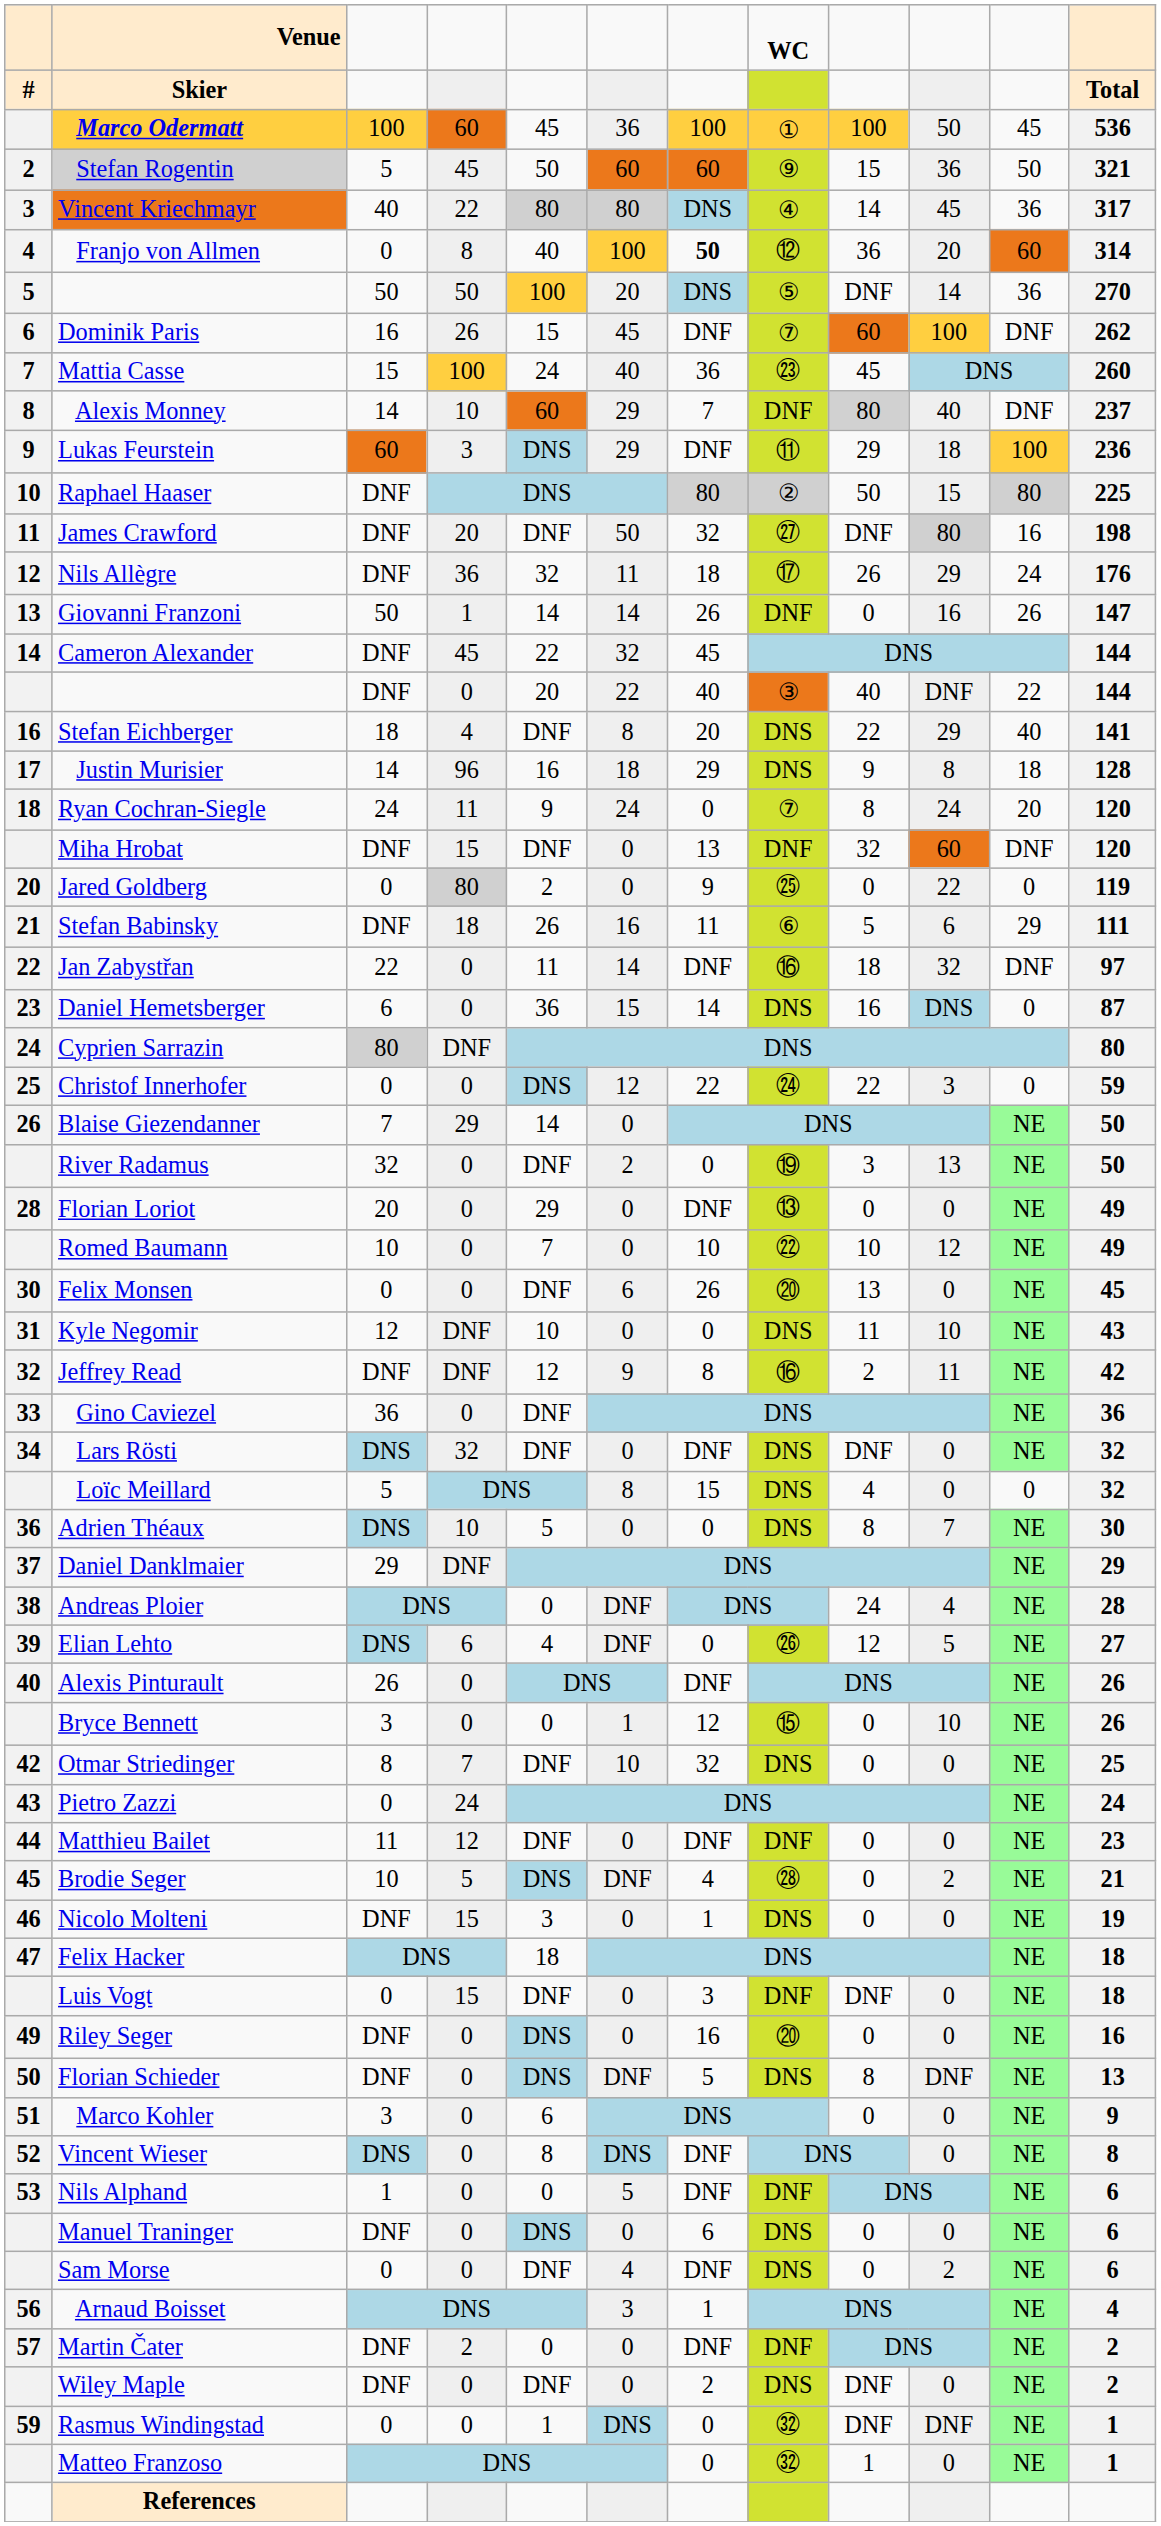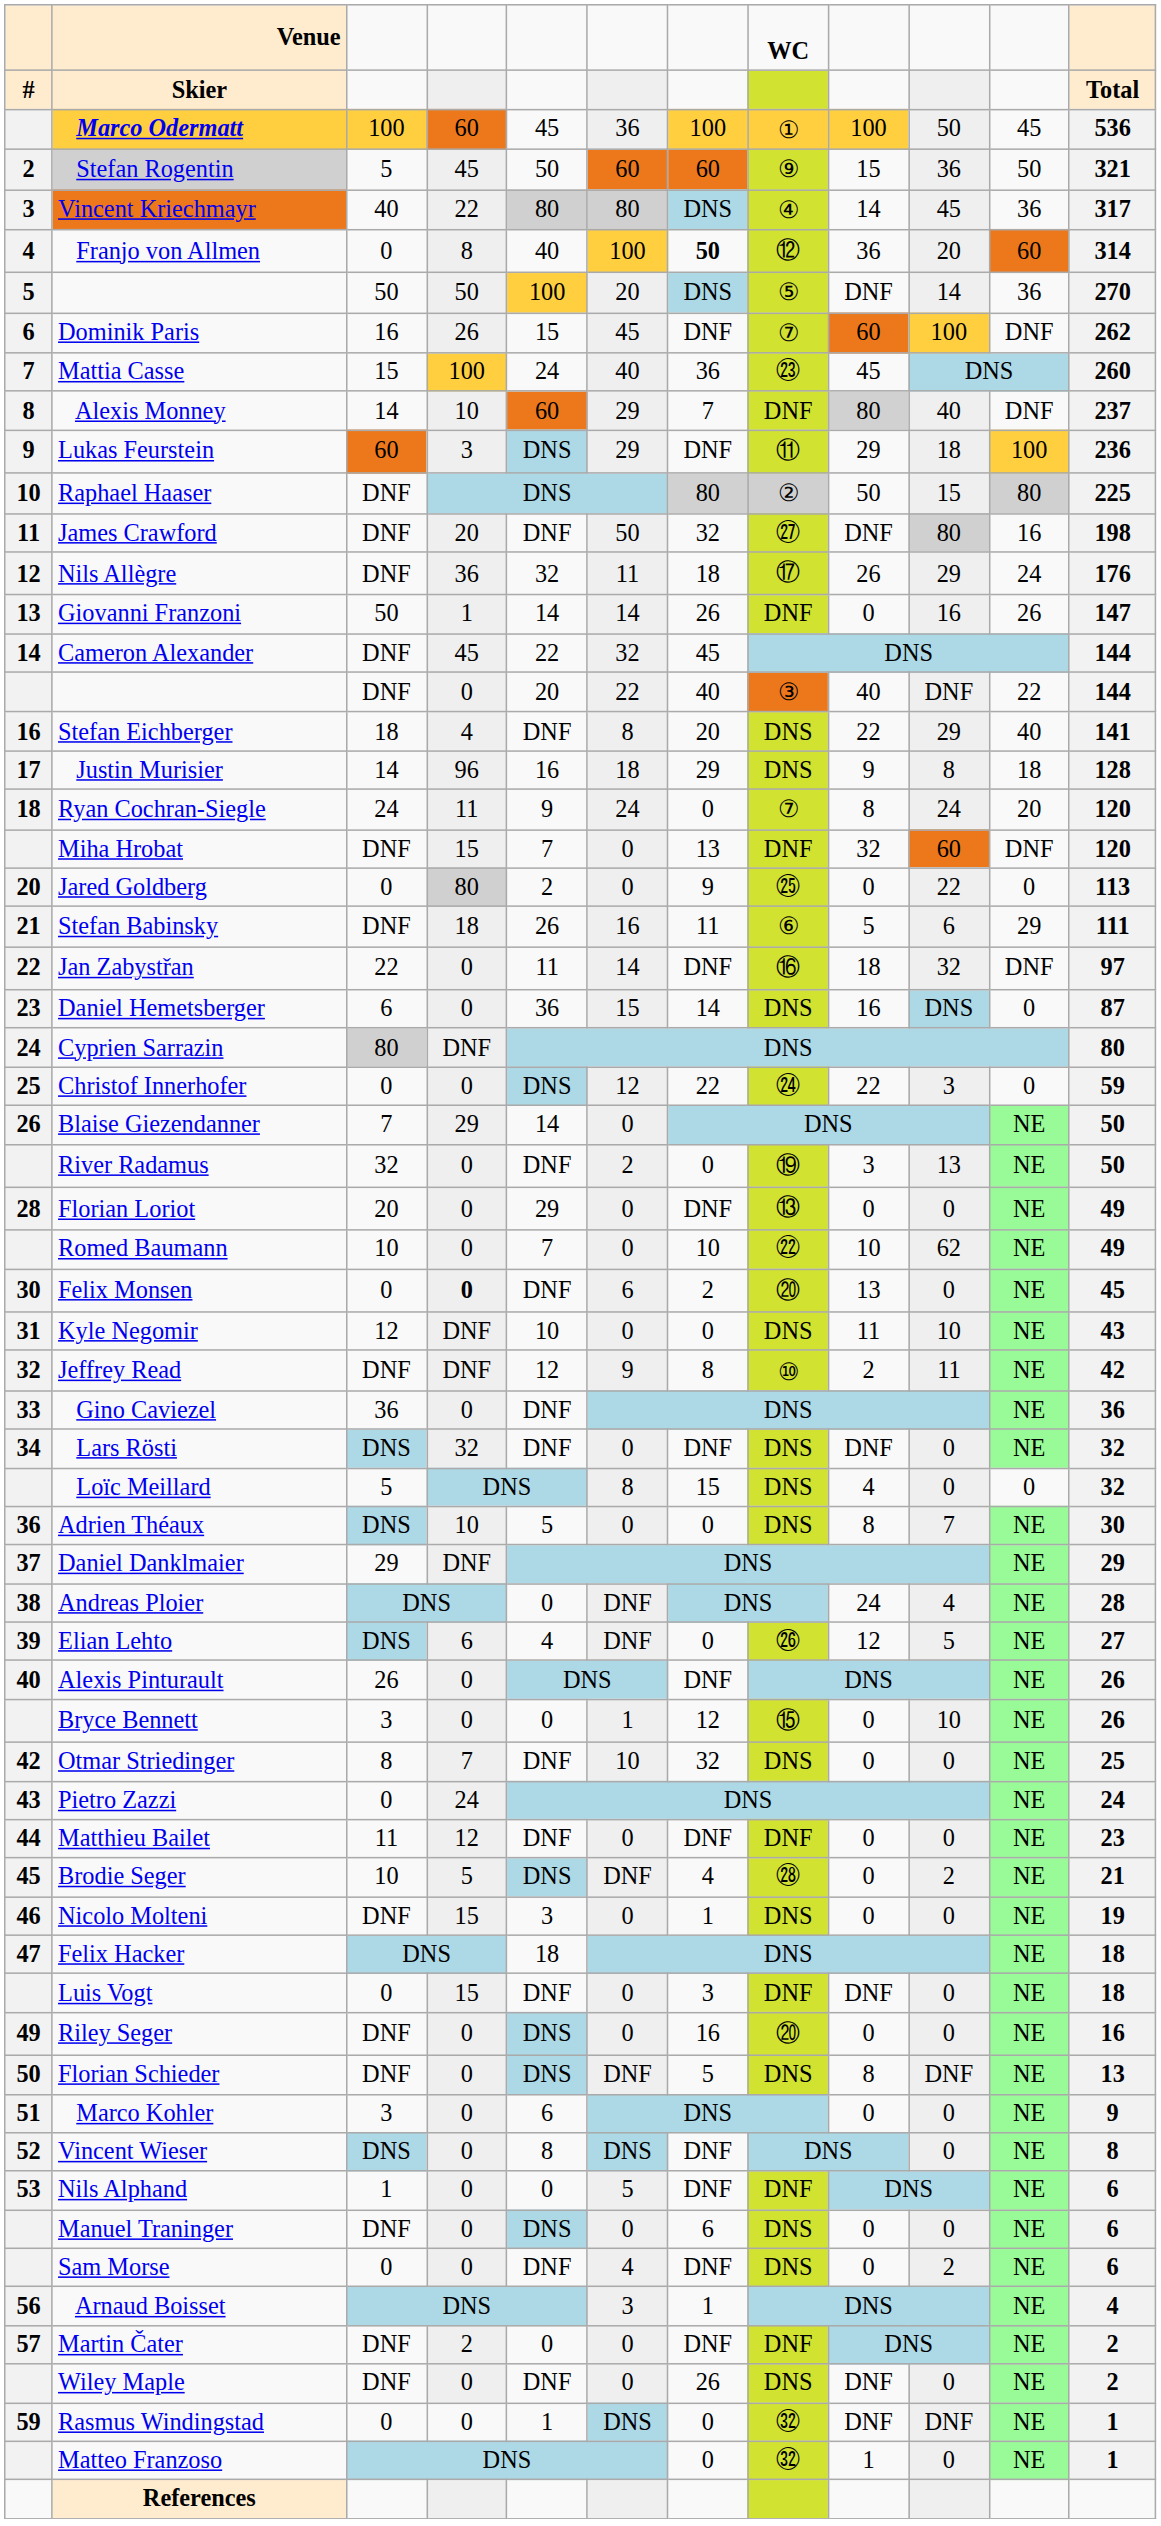(547, 848) DNF -> (547, 848) 7
(1113, 886) 119 -> (1113, 886) 113
(949, 1249) 12 -> (949, 1249) 62
(467, 1290) normal -> (467, 1290) bold
(708, 1290) 26 -> (708, 1290) 2
(788, 1371) ⑯ -> (788, 1371) ⑩
(708, 2386) 2 -> (708, 2383) 26
